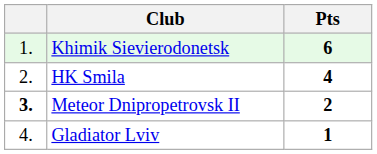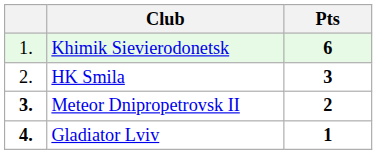(328, 76) 4 -> (328, 76) 3
(26, 134) normal -> (26, 134) bold
